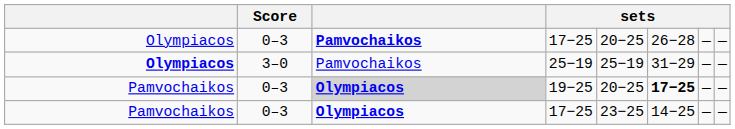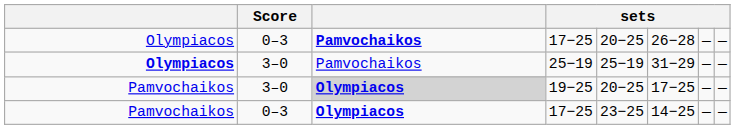(275, 88) 0–3 -> (275, 88) 3–0
(673, 88) bold -> (673, 88) normal
